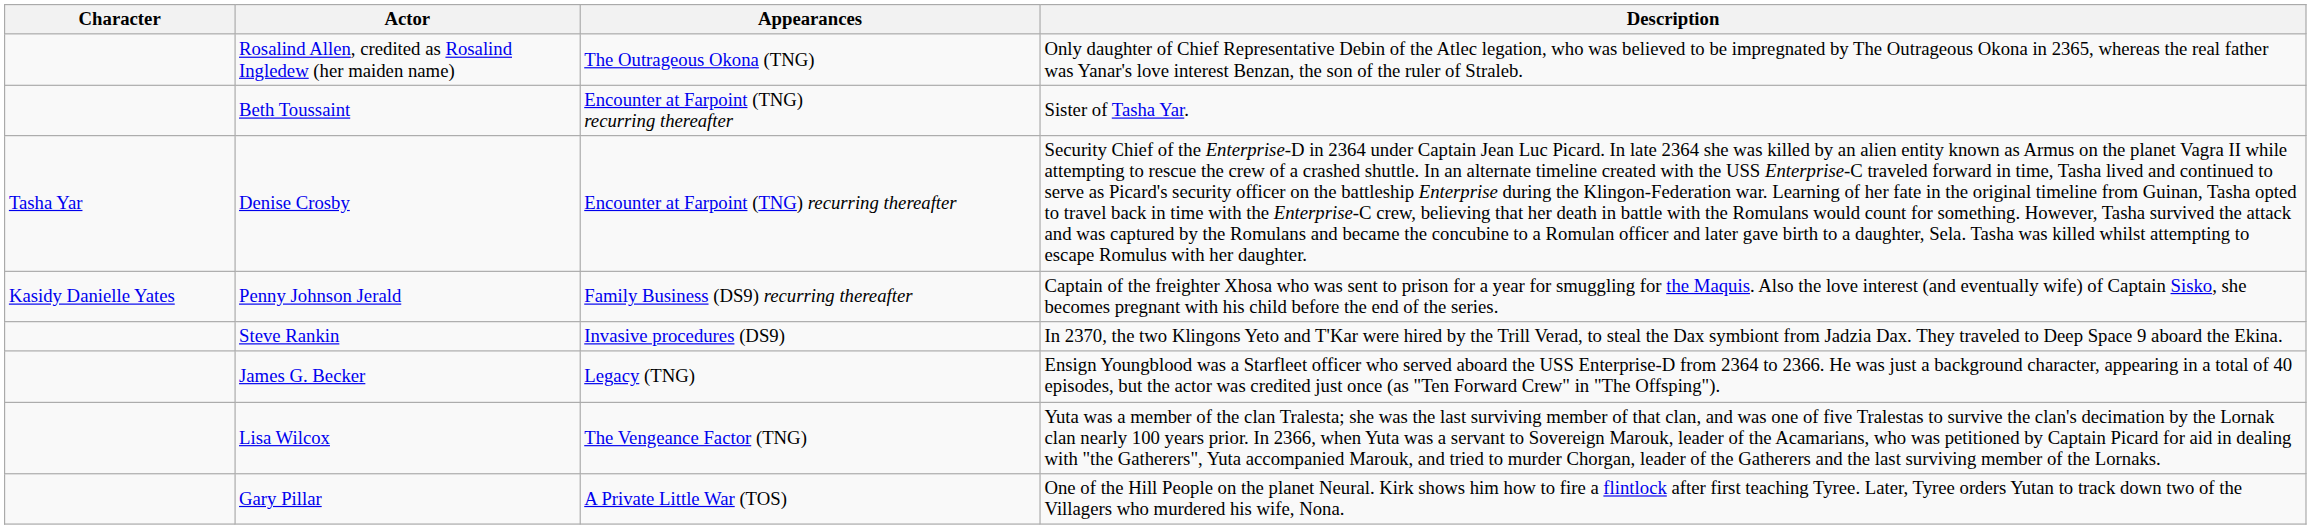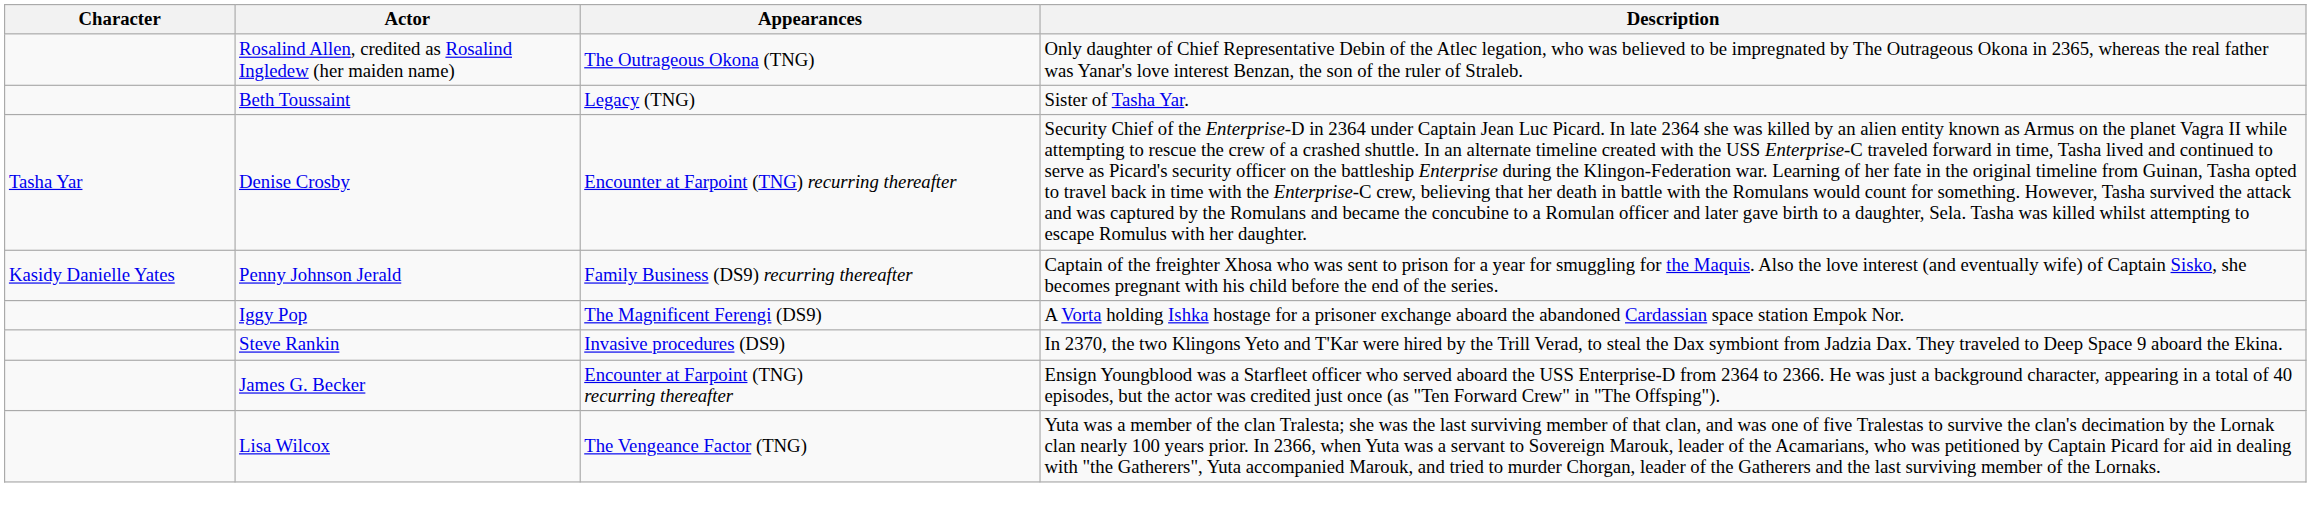(694, 110) Encounter at Farpoint (TNG) recurring thereafter -> (640, 99) Legacy (TNG)
+ row: (273, 315)
(640, 376) Legacy (TNG) -> (694, 385) Encounter at Farpoint (TNG) recurring thereafter
- row: (280, 499)
